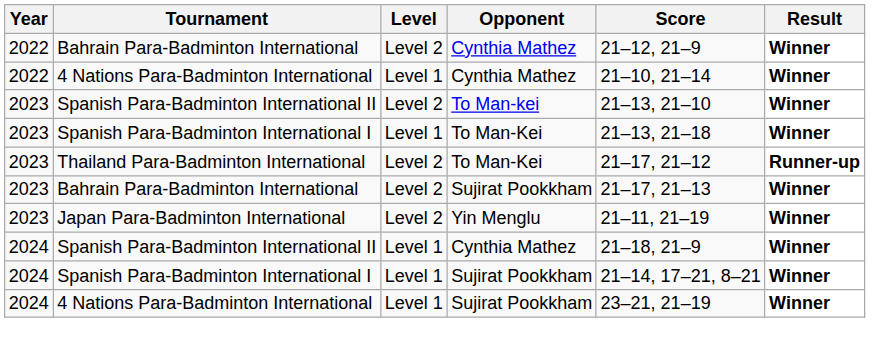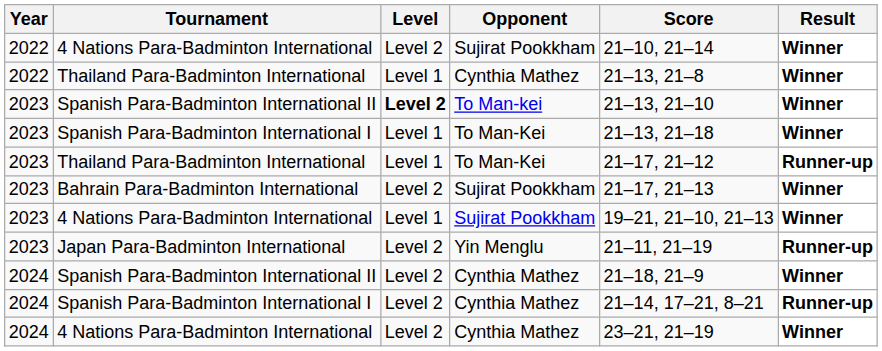- row: (29, 48)
(414, 76) Level 1 -> (414, 48) Level 2
(514, 76) Cynthia Mathez -> (525, 48) Sujirat Pookkham
+ row: (29, 76)
(414, 105) normal -> (415, 105) bold
(414, 161) Level 2 -> (414, 161) Level 1
+ row: (29, 218)
(799, 218) Winner -> (828, 247) Runner-up
(414, 247) Level 1 -> (414, 275) Level 2
(414, 275) Level 1 -> (414, 304) Level 2
(522, 275) Sujirat Pookkham -> (517, 304) Cynthia Mathez
(799, 275) Winner -> (828, 304) Runner-up
(414, 304) Level 1 -> (414, 332) Level 2
(522, 304) Sujirat Pookkham -> (517, 332) Cynthia Mathez
